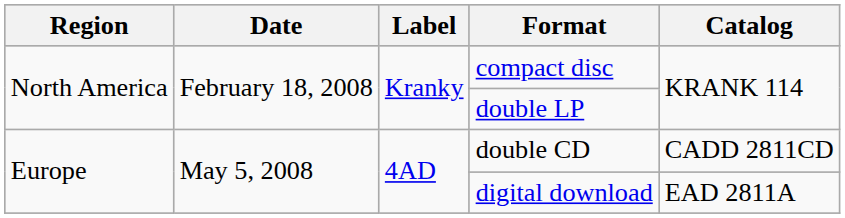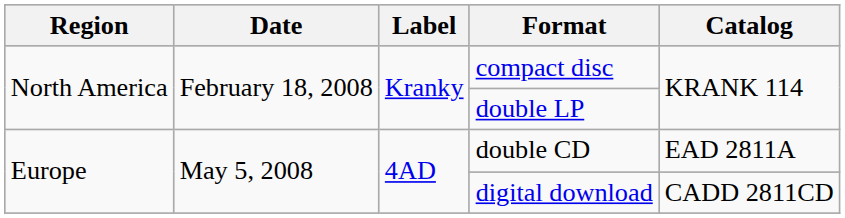(749, 150) CADD 2811CD -> (730, 150) EAD 2811A
(730, 191) EAD 2811A -> (749, 191) CADD 2811CD
